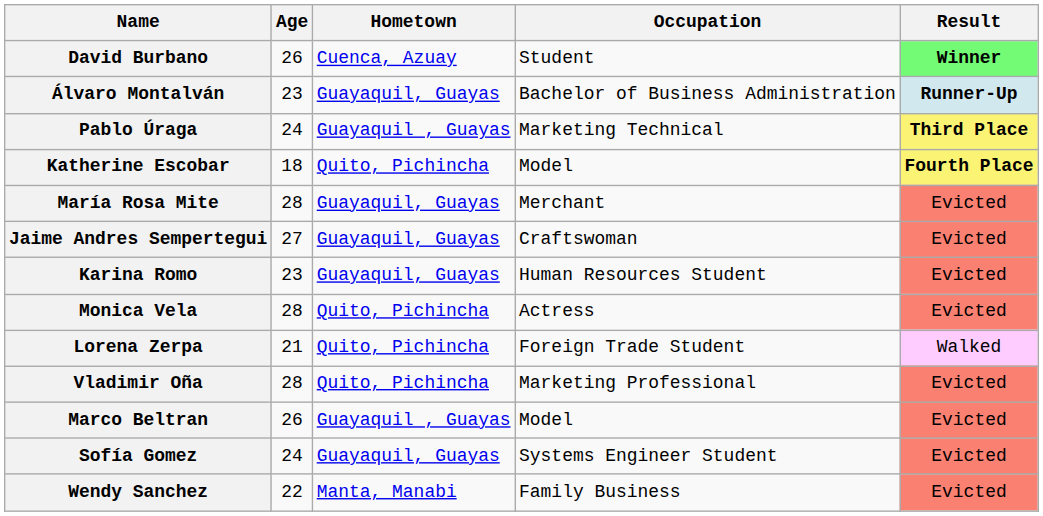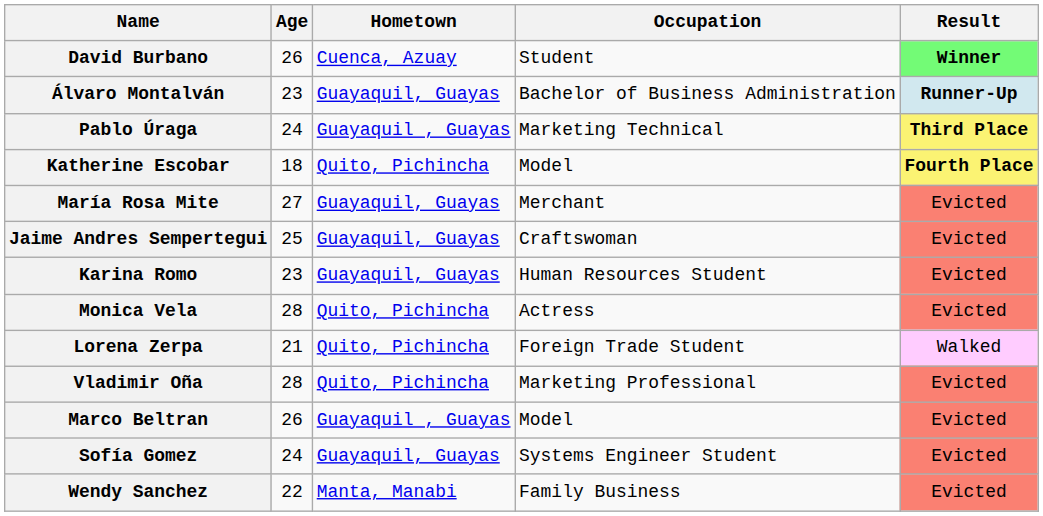(292, 203) 28 -> (292, 203) 27
(292, 239) 27 -> (292, 239) 25
